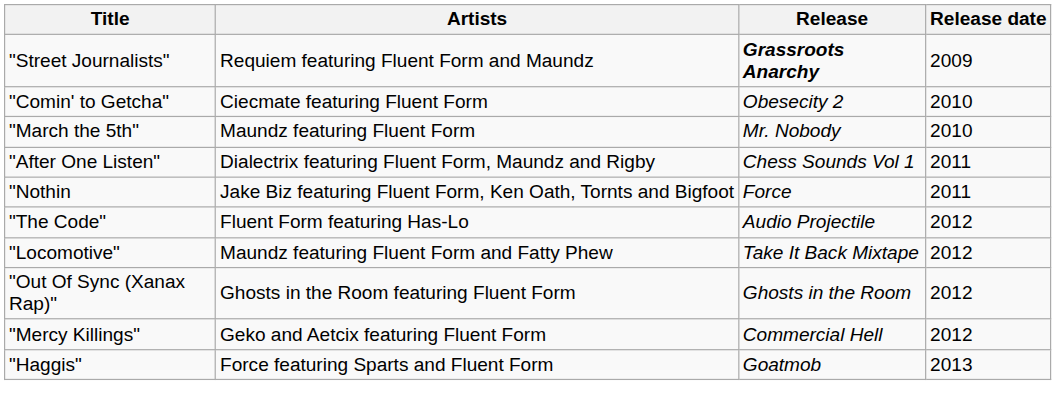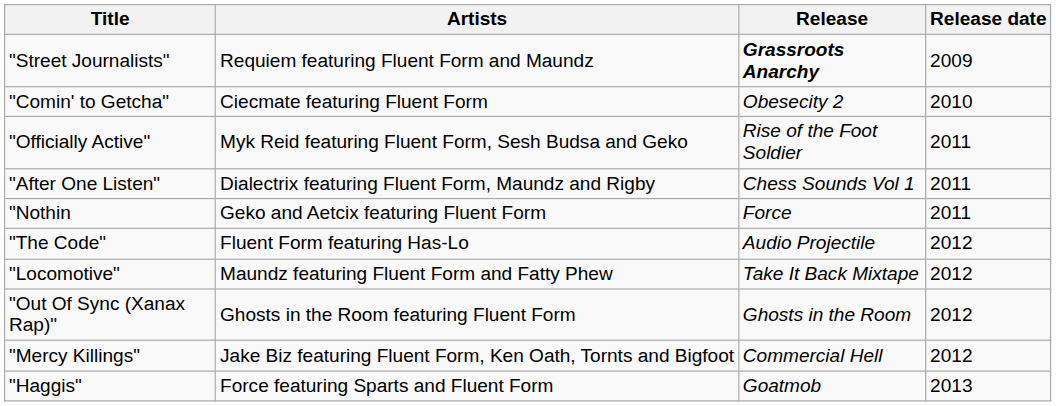- row: (74, 131)
+ row: (80, 142)
(477, 191) Jake Biz featuring Fluent Form, Ken Oath, Tornts and Bigfoot -> (383, 213) Geko and Aetcix featuring Fluent Form
(383, 334) Geko and Aetcix featuring Fluent Form -> (477, 355) Jake Biz featuring Fluent Form, Ken Oath, Tornts and Bigfoot
